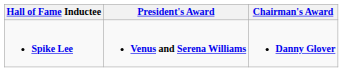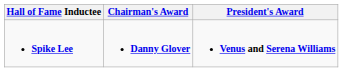columns swapped: (293, 12) <-> (176, 12)
